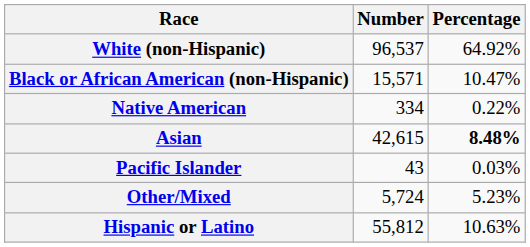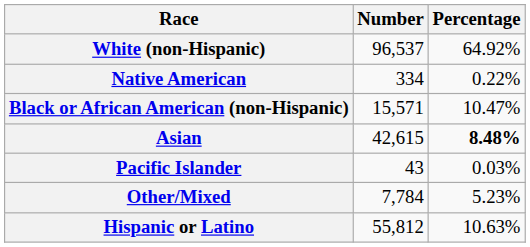rows swapped: (179, 78) <-> (179, 108)
(403, 197) 5,724 -> (403, 197) 7,784
